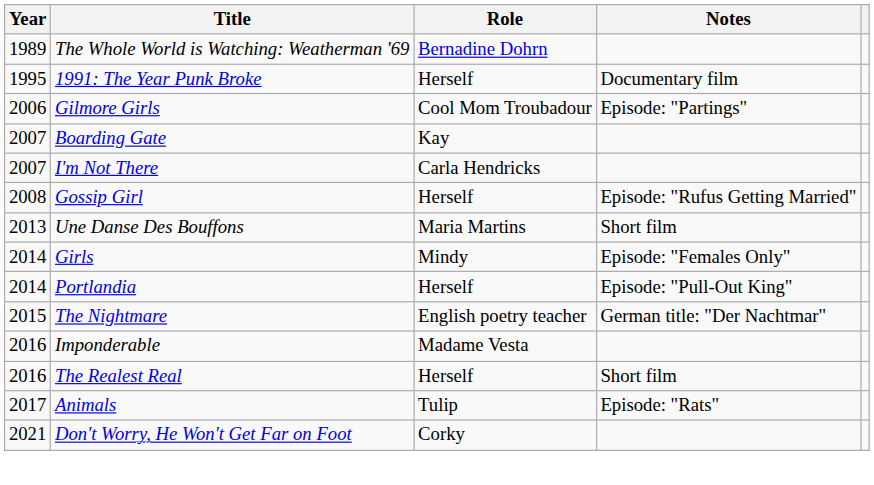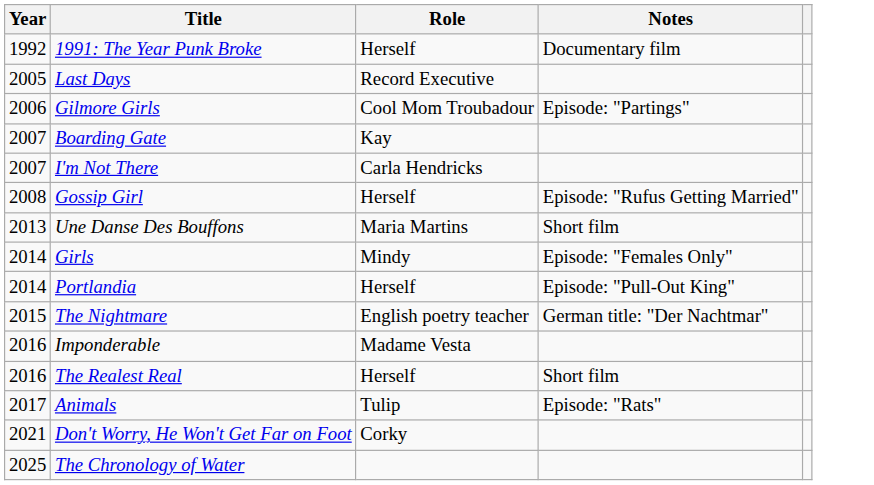- row: (232, 49)
(28, 78) 1995 -> (28, 49) 1992
+ row: (93, 78)
+ row: (150, 464)
